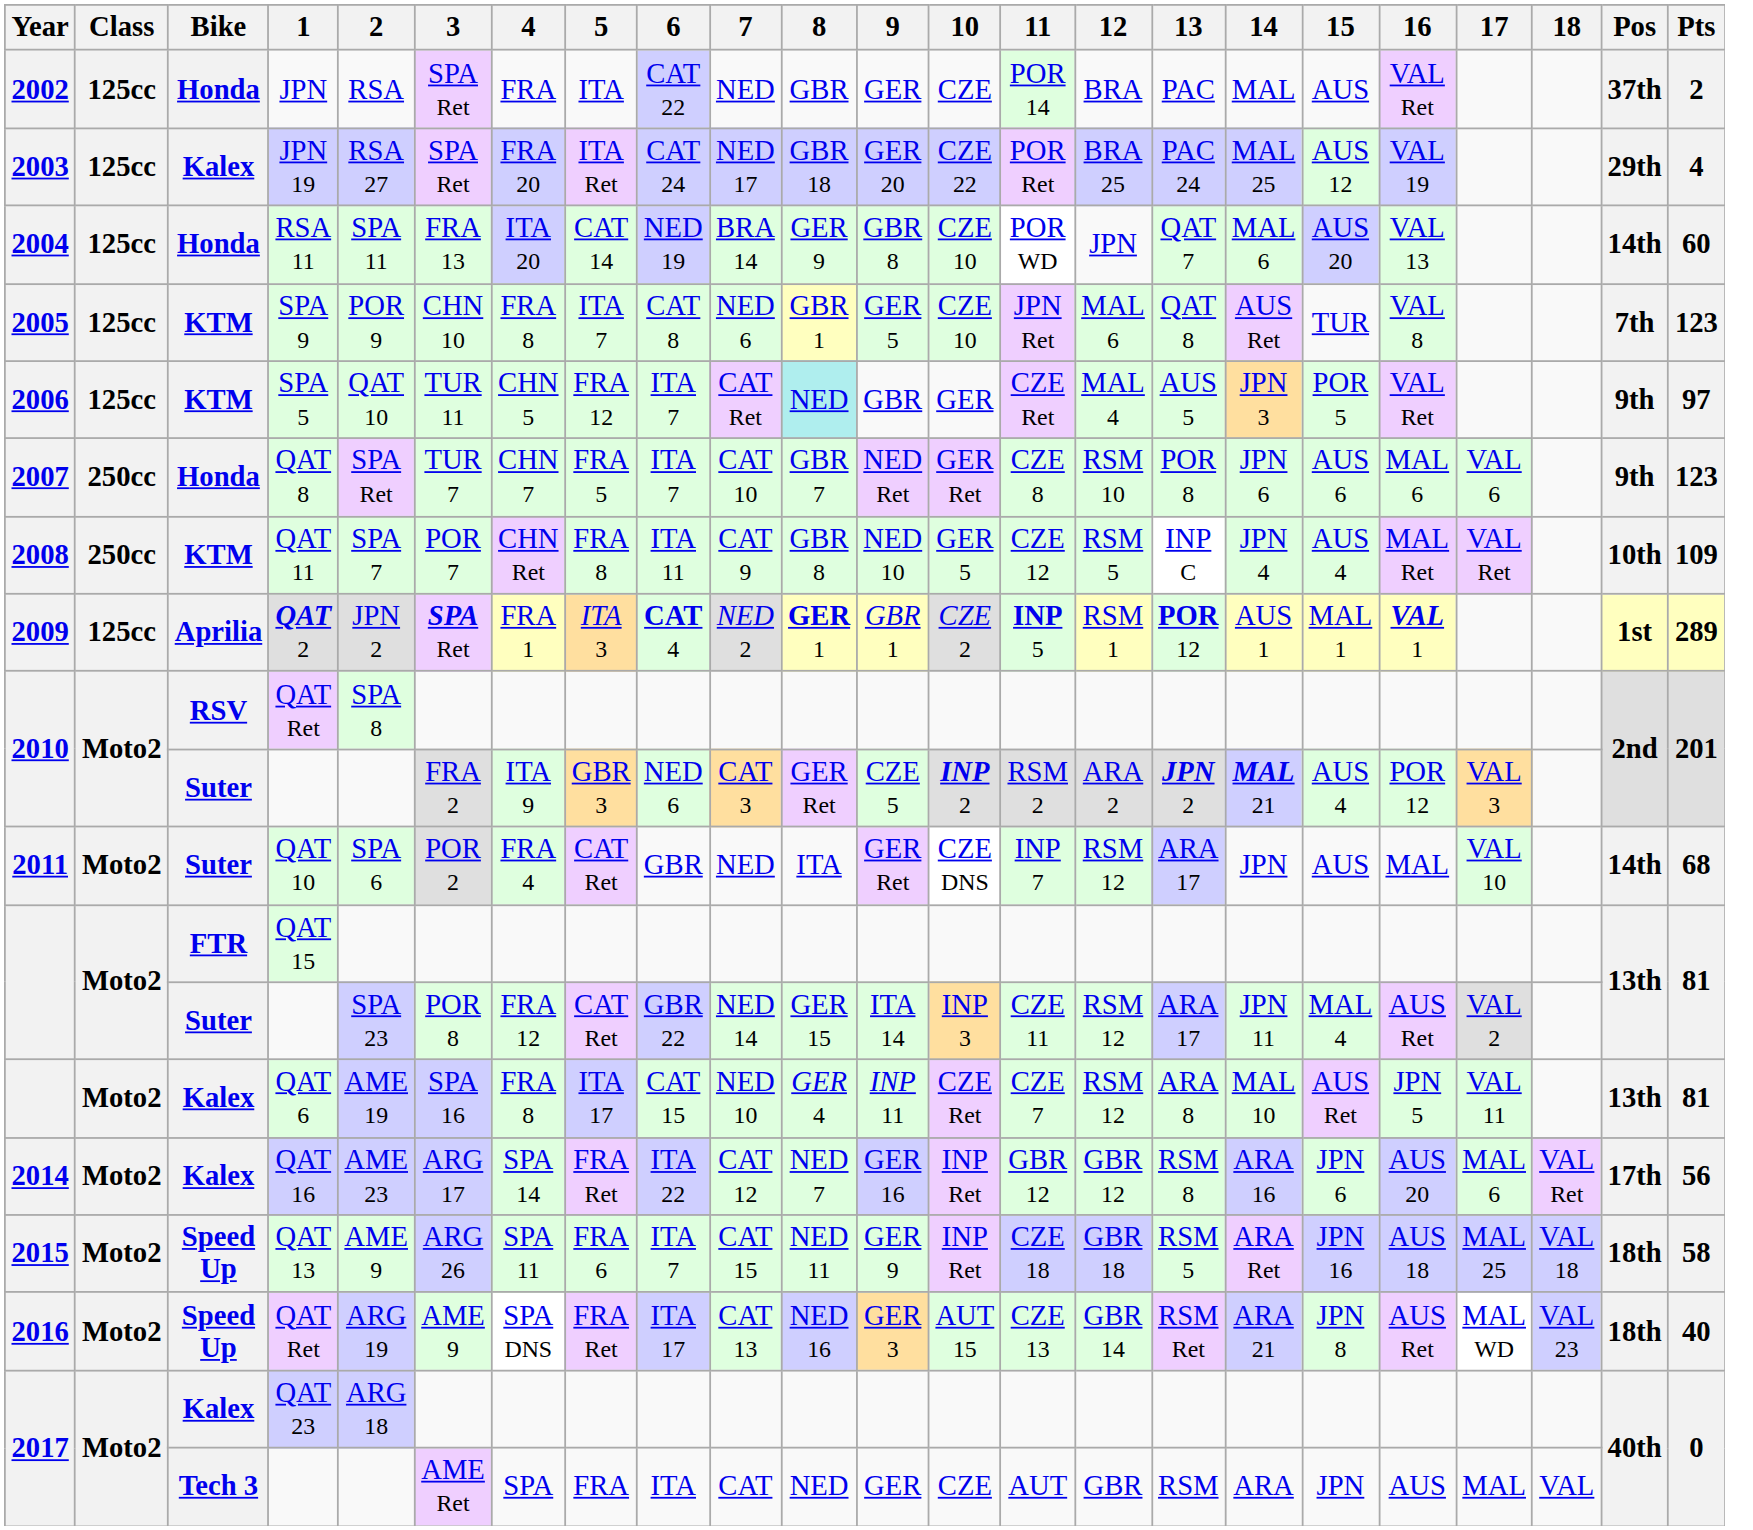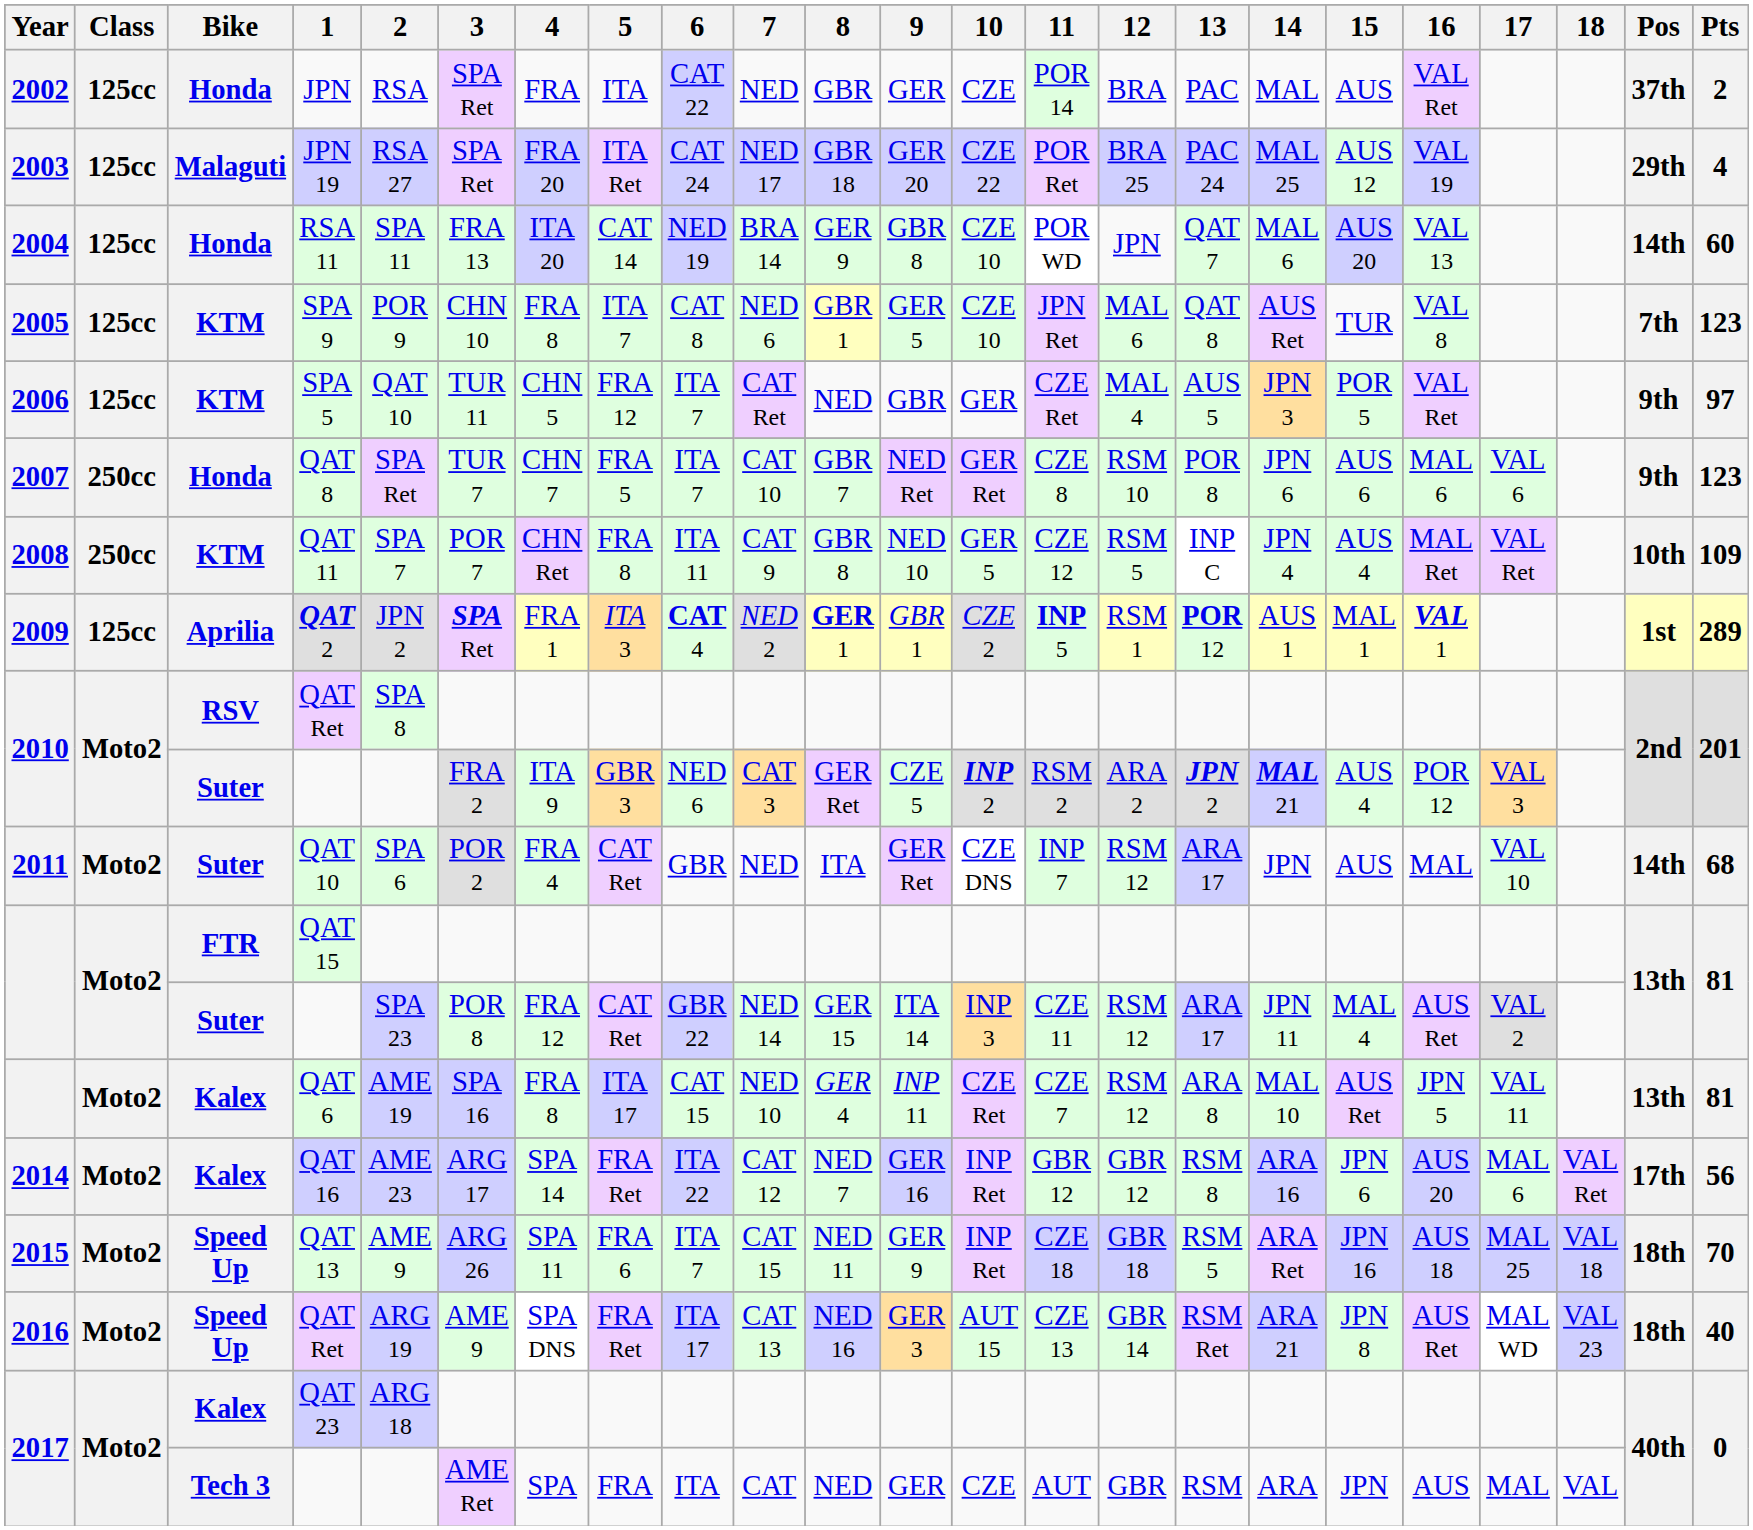(218, 166) Kalex -> (230, 166) Malaguti
(819, 399) paleturquoise background -> (843, 399) no background
(1696, 1253) 58 -> (1720, 1253) 70
